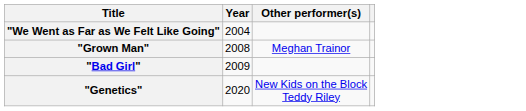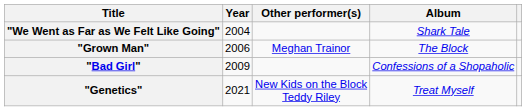+ column: (443, 13)
(237, 48) 2008 -> (237, 48) 2006
(237, 90) 2020 -> (237, 90) 2021
